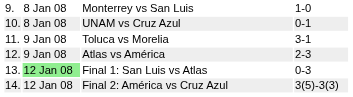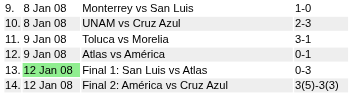(303, 23) 0-1 -> (303, 23) 2-3
(303, 54) 2-3 -> (303, 54) 0-1
